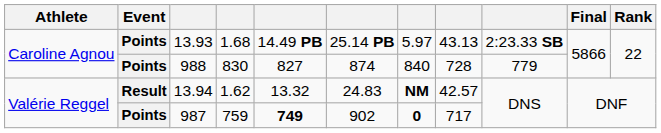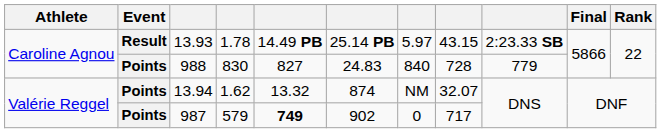(144, 42) Points -> (144, 42) Result
(235, 42) 1.68 -> (235, 42) 1.78
(459, 42) 43.13 -> (459, 42) 43.15
(362, 66) 874 -> (362, 66) 24.83
(144, 91) Result -> (144, 91) Points
(362, 91) 24.83 -> (362, 91) 874
(417, 91) bold -> (417, 91) normal
(459, 91) 42.57 -> (459, 91) 32.07
(235, 115) 759 -> (235, 115) 579
(417, 115) bold -> (417, 115) normal
